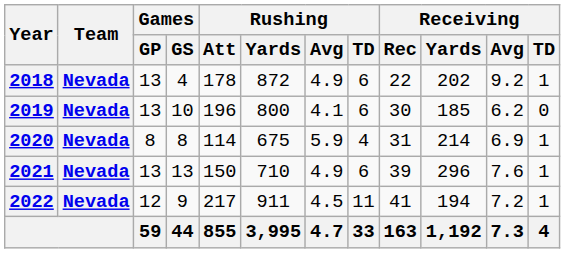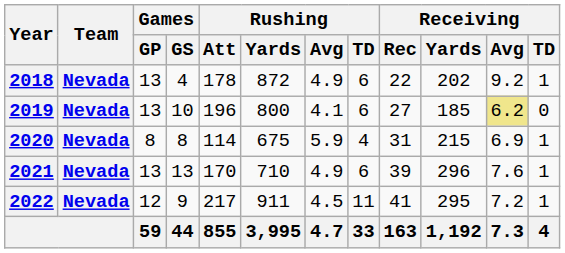(400, 111) 30 -> (400, 111) 27
(507, 111) no background -> (507, 111) khaki background
(454, 141) 214 -> (454, 141) 215
(220, 171) 150 -> (220, 171) 170
(454, 202) 194 -> (454, 202) 295
